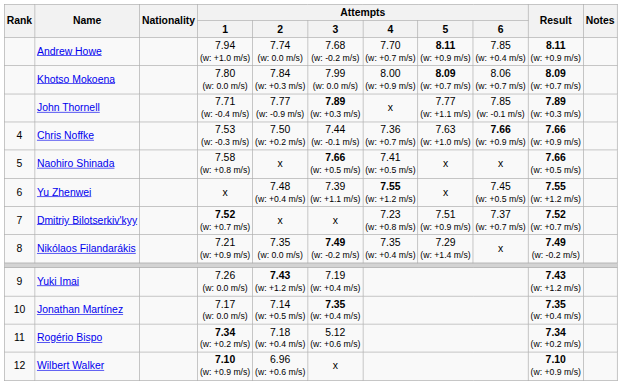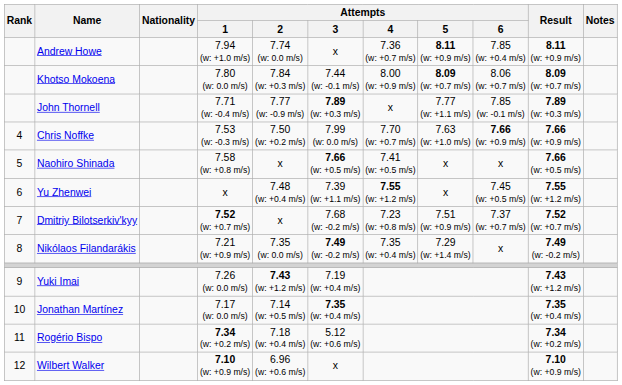(335, 51) 7.68 (w: -0.2 m/s) -> (335, 51) x
(390, 51) 7.70 (w: +0.7 m/s) -> (390, 51) 7.36 (w: +0.7 m/s)
(335, 79) 7.99 (w: 0.0 m/s) -> (335, 79) 7.44 (w: -0.1 m/s)
(335, 136) 7.44 (w: -0.1 m/s) -> (335, 136) 7.99 (w: 0.0 m/s)
(390, 136) 7.36 (w: +0.7 m/s) -> (390, 136) 7.70 (w: +0.7 m/s)
(335, 220) x -> (335, 220) 7.68 (w: -0.2 m/s)
